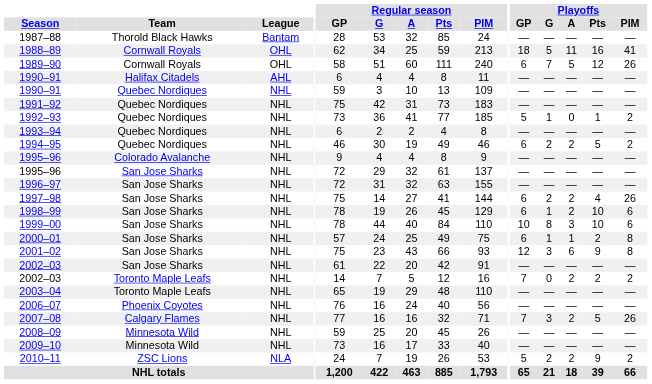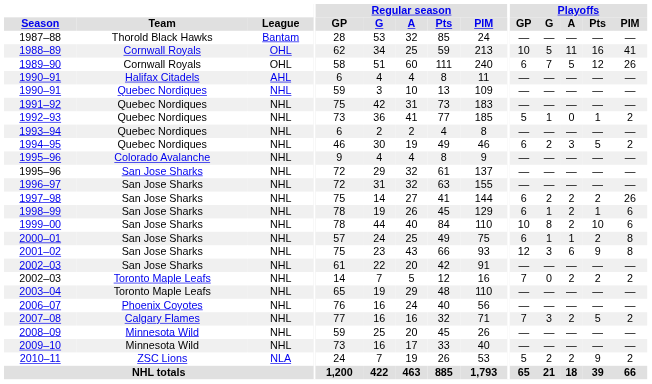(524, 51) 18 -> (524, 51) 10
(571, 144) 2 -> (571, 144) 3
(598, 198) 4 -> (598, 198) 2
(598, 211) 10 -> (598, 211) 1
(571, 225) 3 -> (571, 225) 2
(630, 319) 26 -> (630, 319) 2
